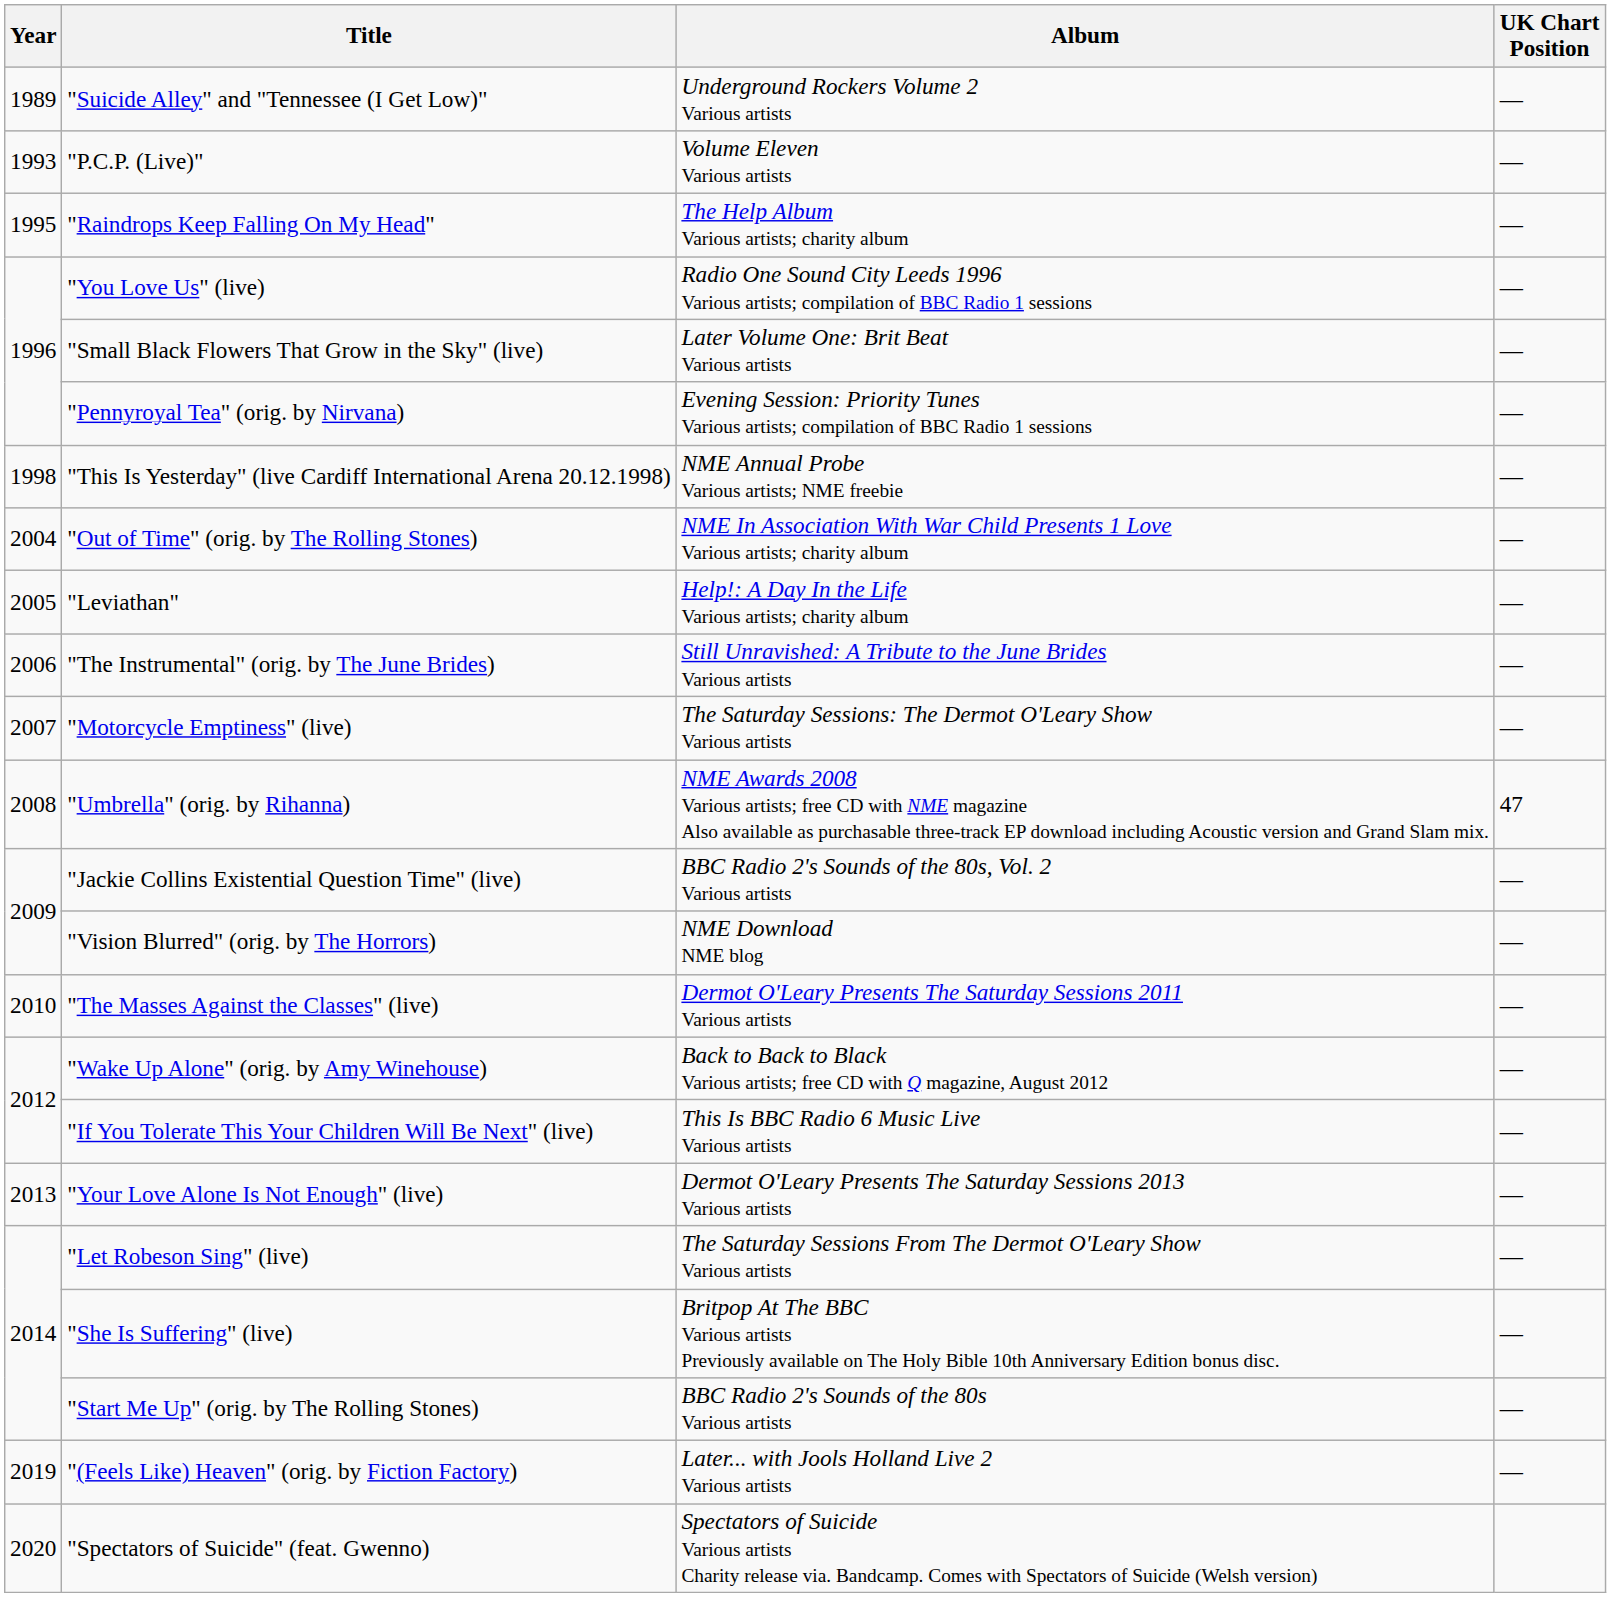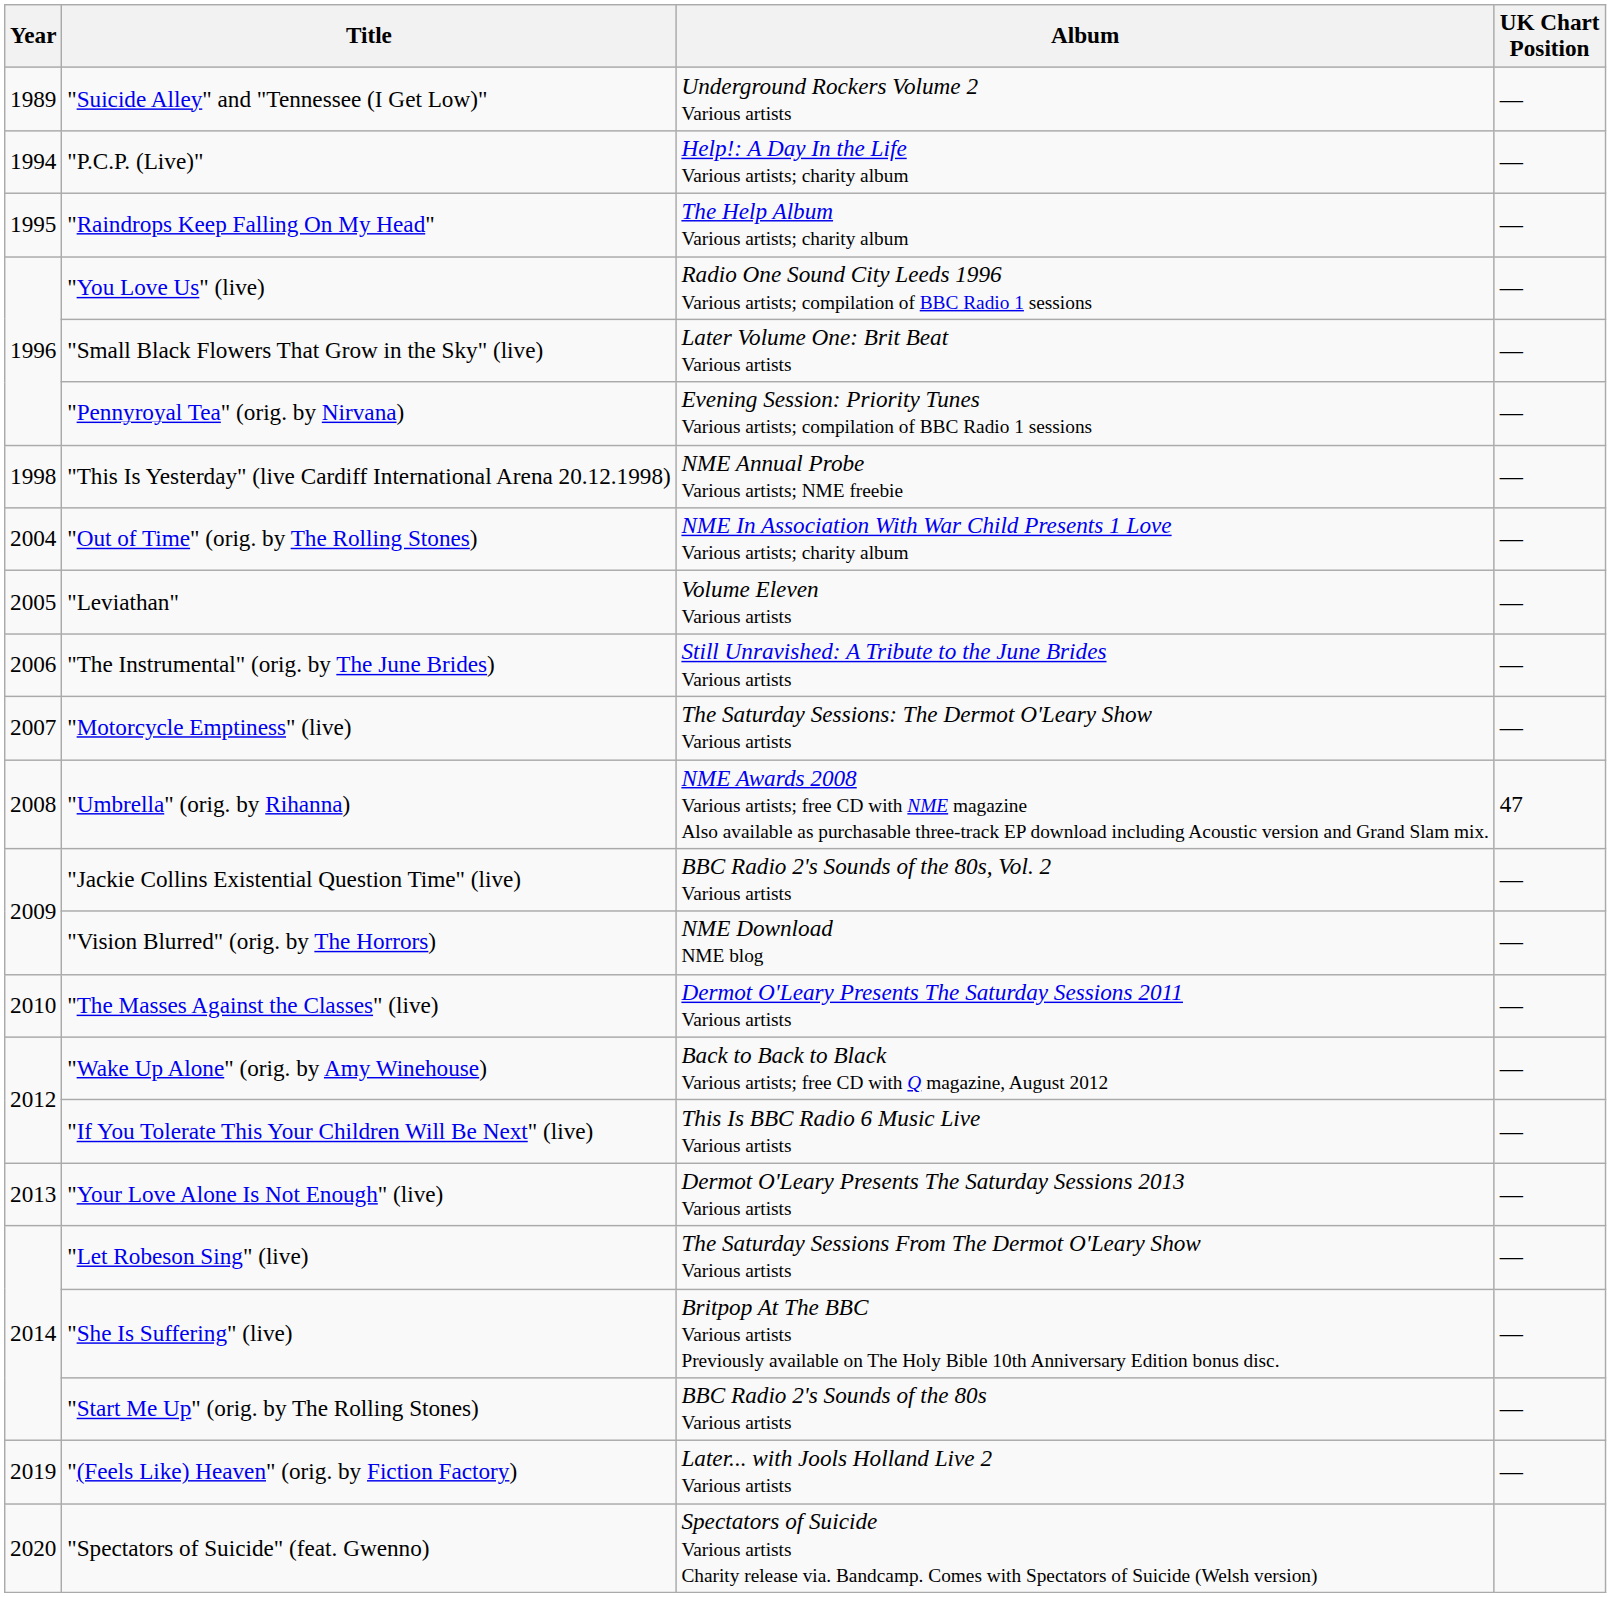(33, 161) 1993 -> (33, 161) 1994
(750, 161) Volume Eleven Various artists -> (795, 161) Help!: A Day In the Life Various artists; charity album
(795, 601) Help!: A Day In the Life Various artists; charity album -> (750, 601) Volume Eleven Various artists
